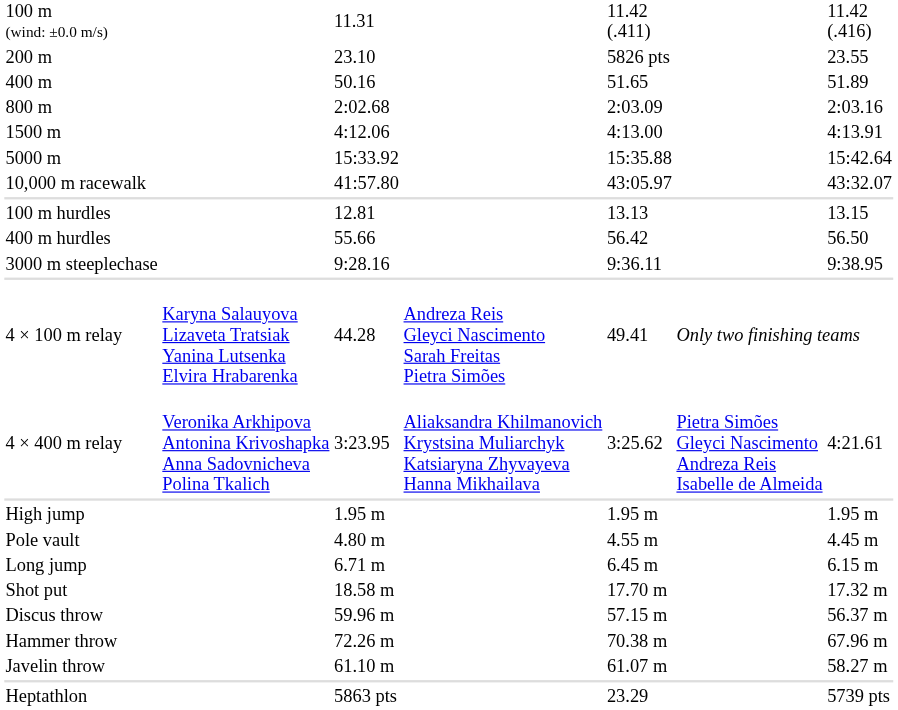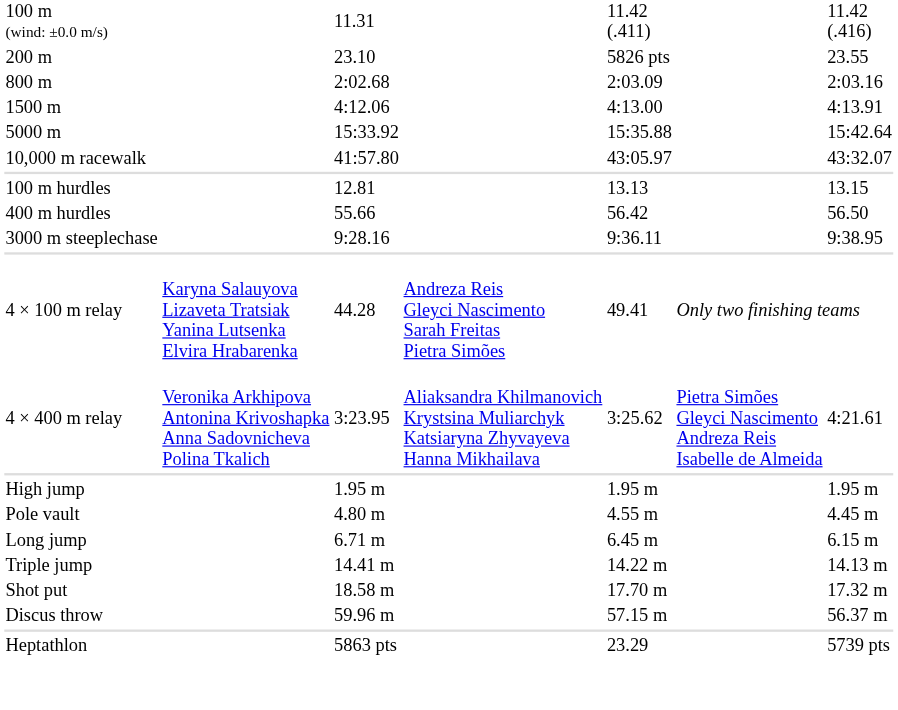- row: (29, 82)
+ row: (49, 565)
- row: (61, 640)
- row: (55, 666)
